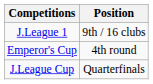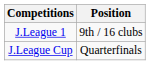- row: (42, 50)
